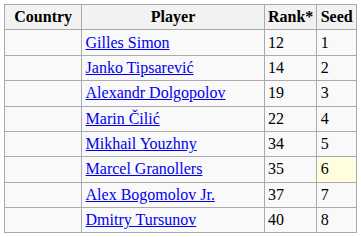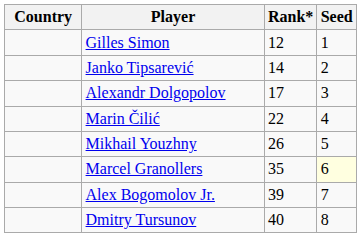(276, 93) 19 -> (276, 93) 17
(276, 144) 34 -> (276, 144) 26
(276, 194) 37 -> (276, 194) 39
